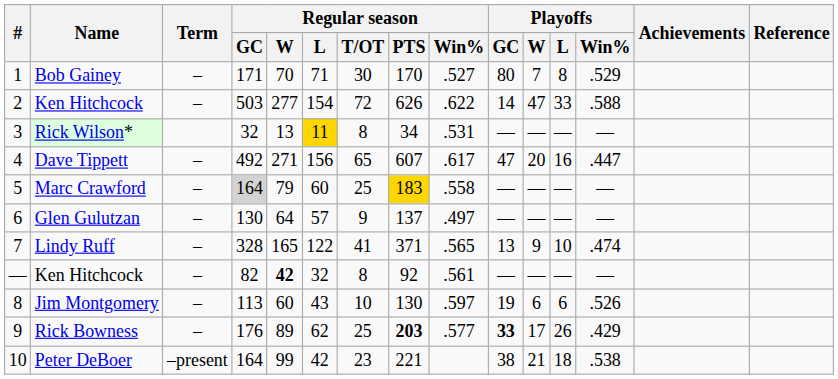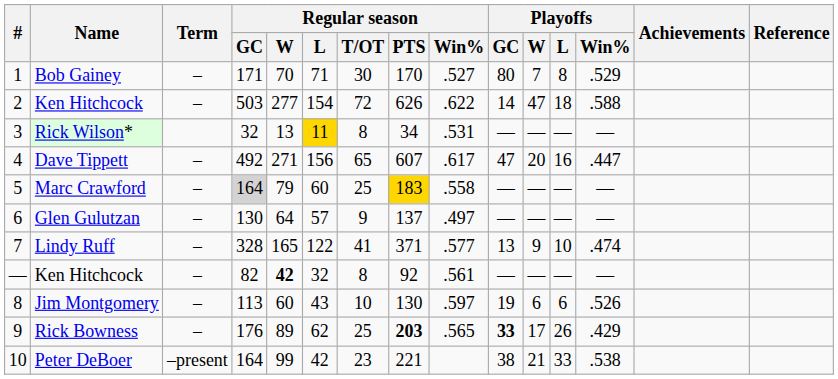(563, 103) 33 -> (563, 103) 18
(459, 246) .565 -> (459, 246) .577
(459, 331) .577 -> (459, 331) .565
(563, 359) 18 -> (563, 359) 33
